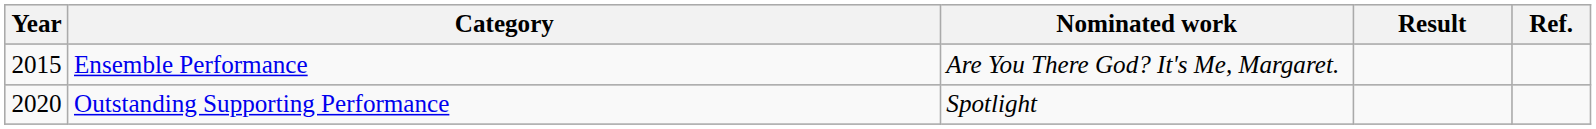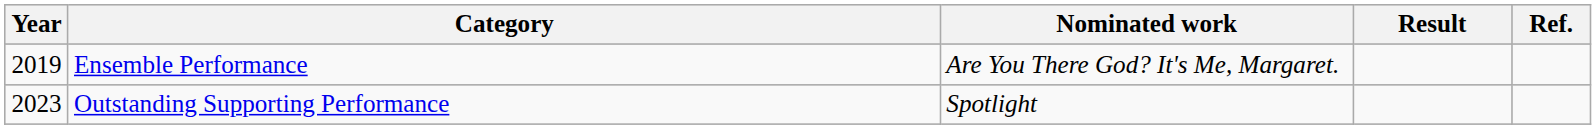(37, 64) 2015 -> (37, 64) 2019
(37, 104) 2020 -> (37, 104) 2023
